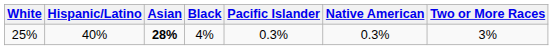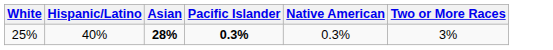- column: (205, 14)
(274, 34) normal -> (234, 34) bold
